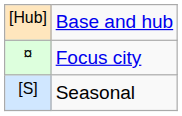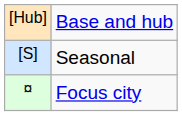rows swapped: (95, 92) <-> (99, 57)
